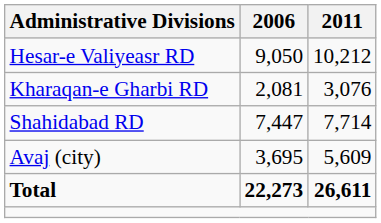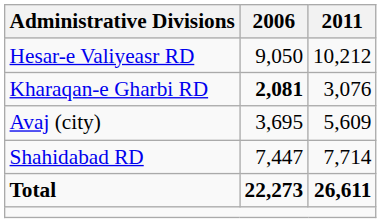(279, 88) normal -> (279, 88) bold
rows swapped: (77, 122) <-> (55, 156)
